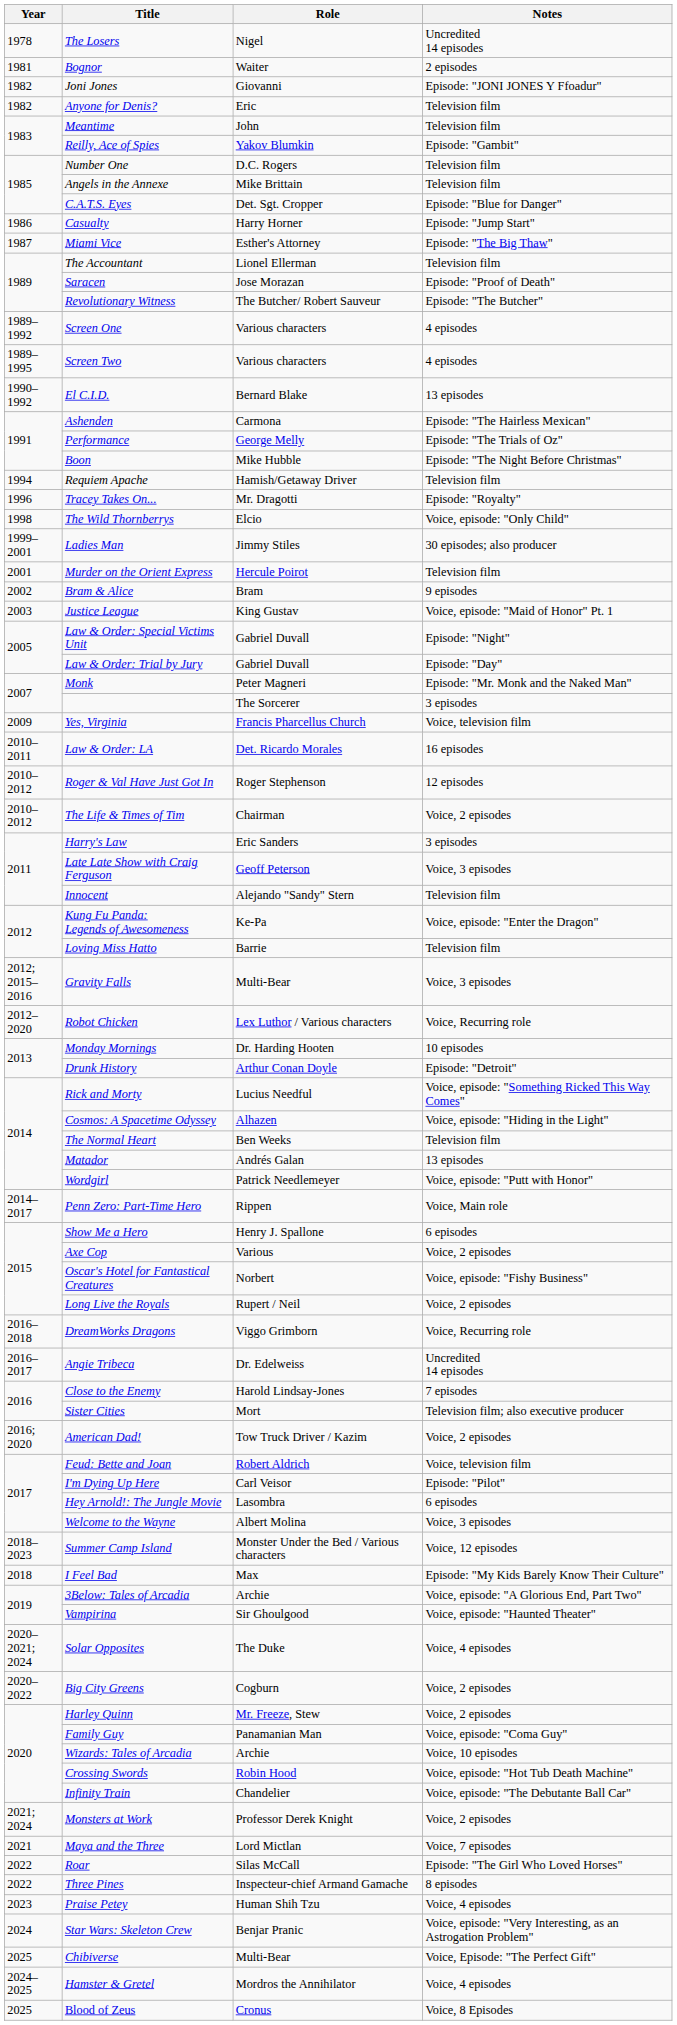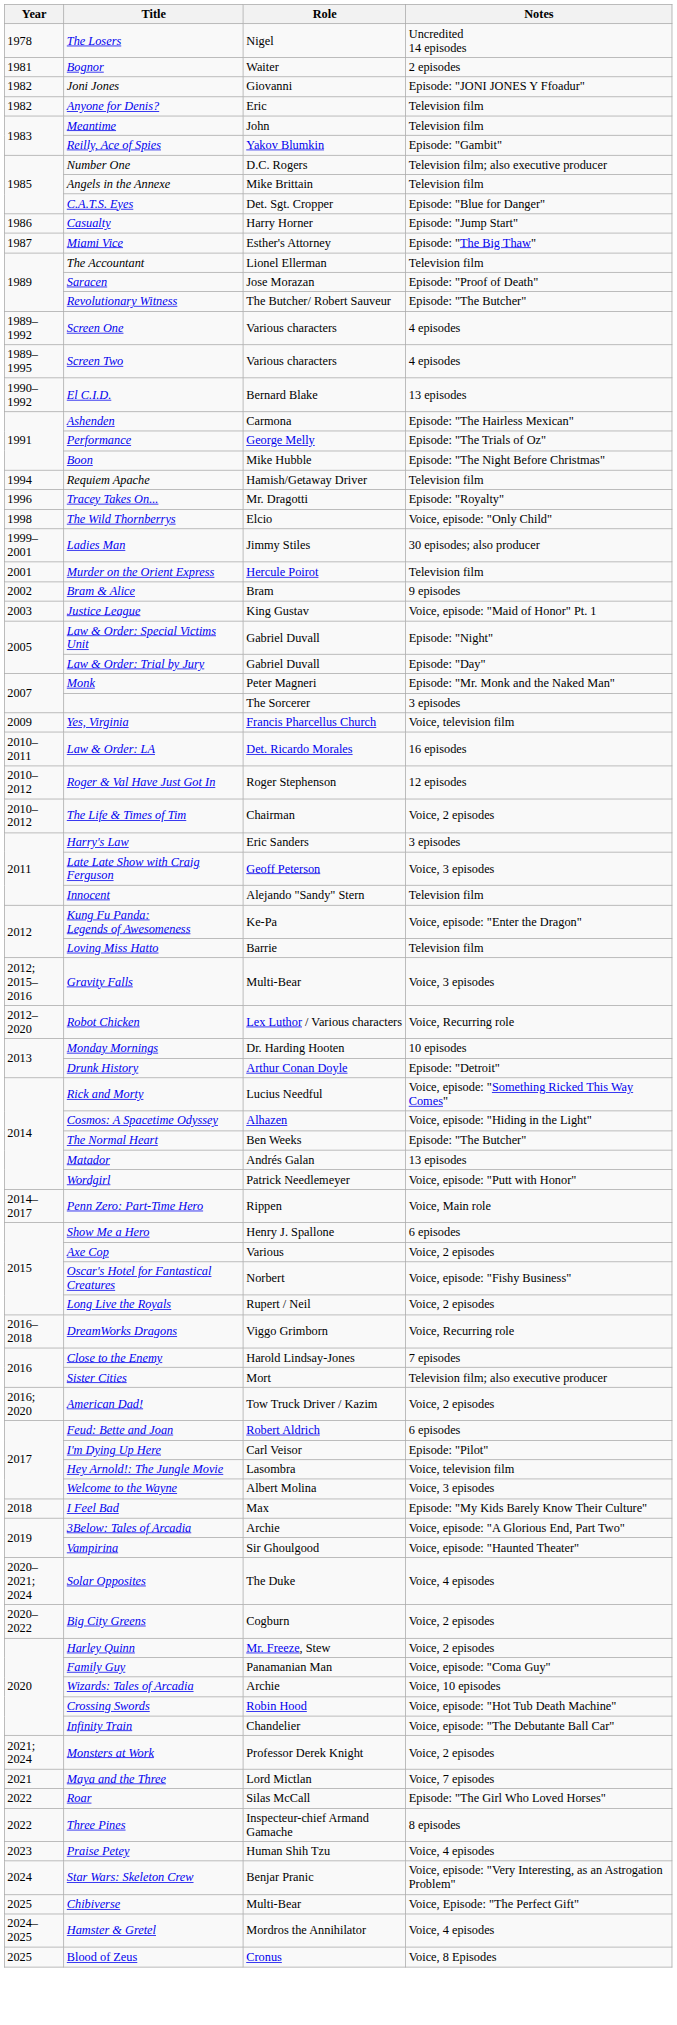(463, 164) Television film -> (508, 164) Television film; also executive producer
(463, 1140) Television film -> (467, 1140) Episode: "The Butcher"
- row: (100, 1364)
(478, 1463) Voice, television film -> (435, 1430) 6 episodes
(451, 1502) 6 episodes -> (461, 1469) Voice, television film
- row: (118, 1548)
